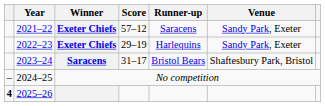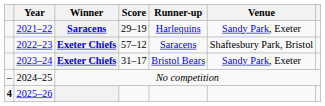(87, 28) Exeter Chiefs -> (87, 28) Saracens
(134, 28) 57–12 -> (134, 28) 29–19
(178, 28) Saracens -> (178, 28) Harlequins
(134, 45) 29–19 -> (134, 45) 57–12
(178, 45) Harlequins -> (178, 45) Saracens
(261, 45) Sandy Park, Exeter -> (261, 45) Shaftesbury Park, Bristol
(87, 61) Saracens -> (87, 61) Exeter Chiefs
(261, 61) Shaftesbury Park, Bristol -> (261, 61) Sandy Park, Exeter
